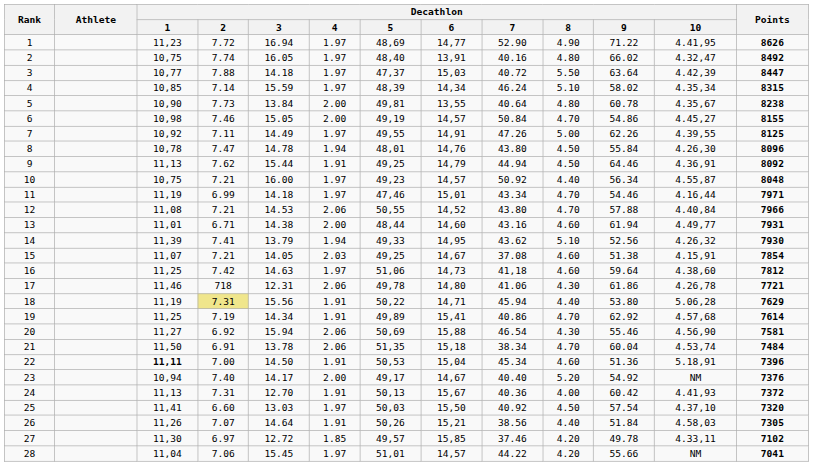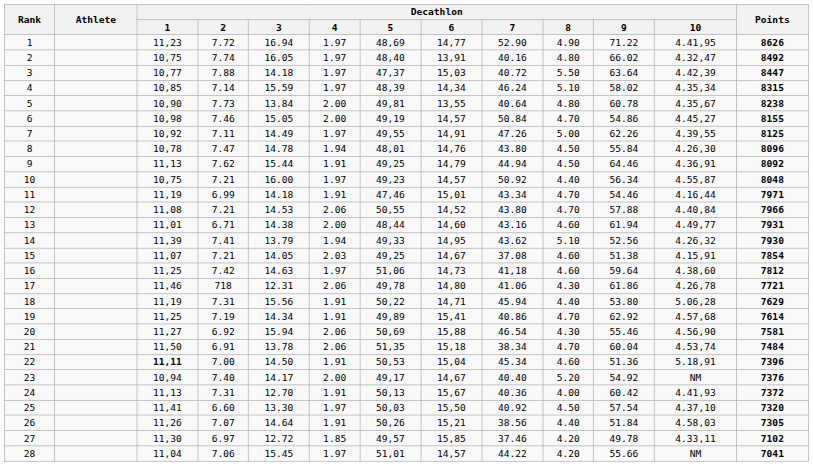(335, 195) 1.97 -> (335, 195) 1.91
(223, 301) khaki background -> (223, 301) no background
(279, 408) 13.03 -> (279, 408) 13.30
